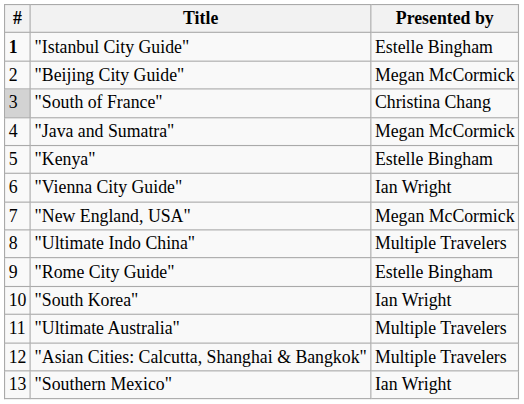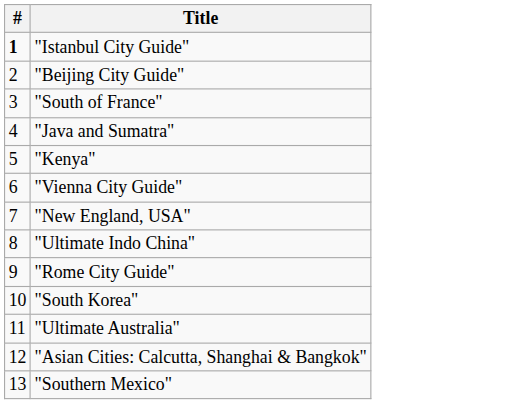- column: (445, 18)
(13, 103) lightgrey background -> (13, 103) no background
